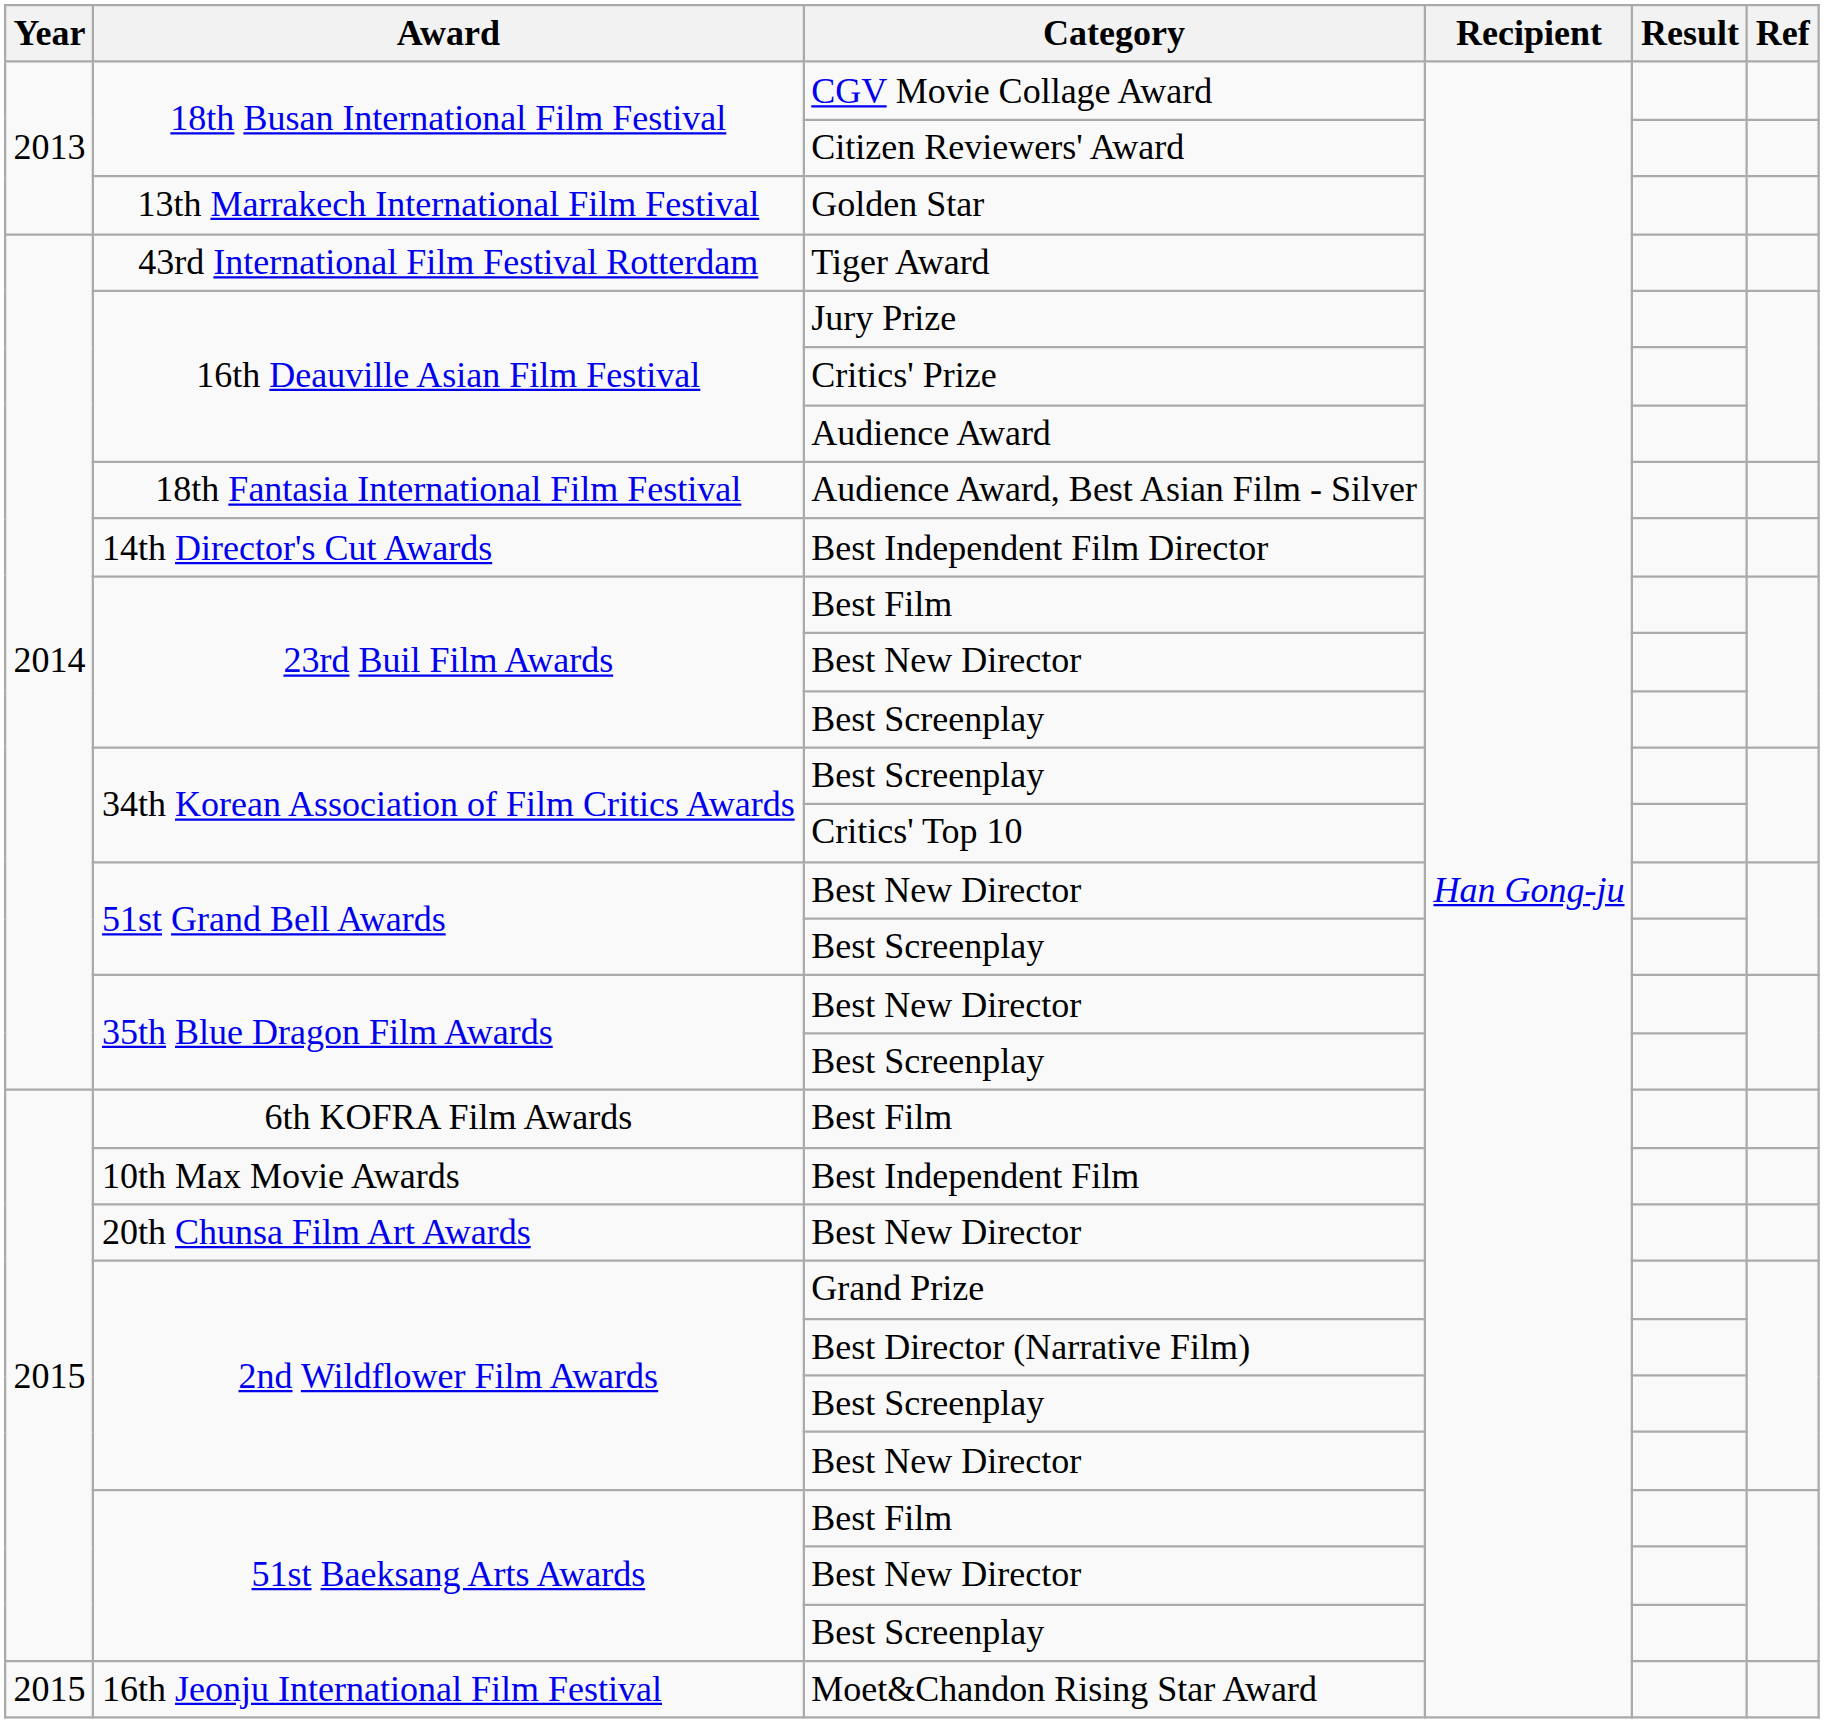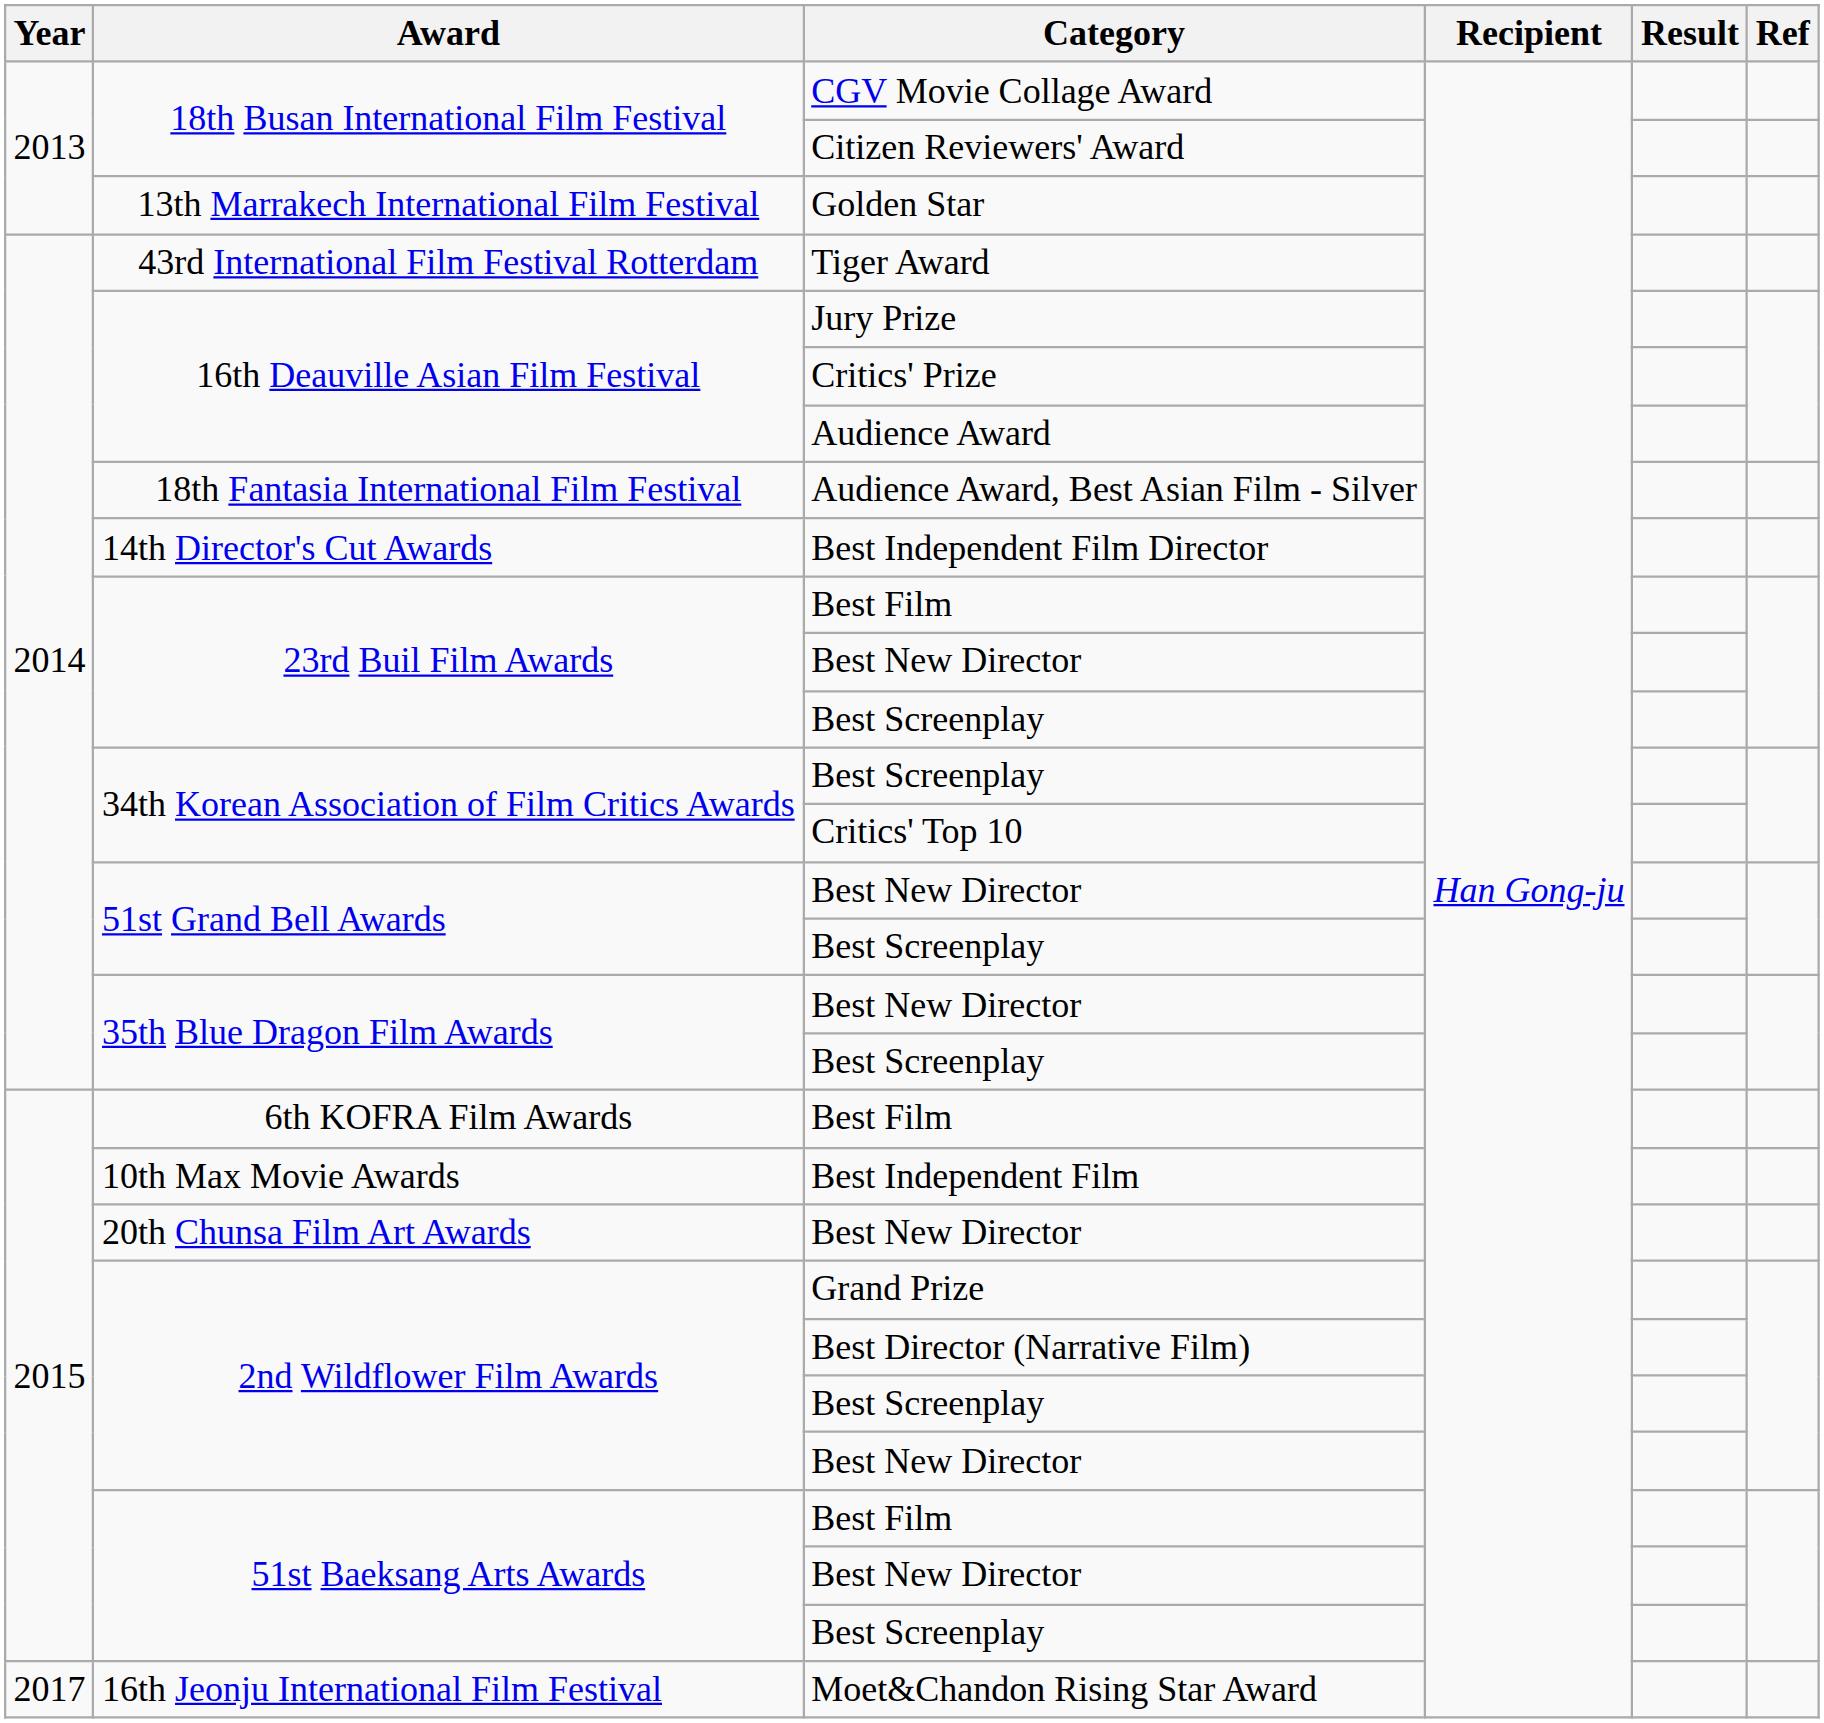(49, 1688) 2015 -> (49, 1688) 2017
